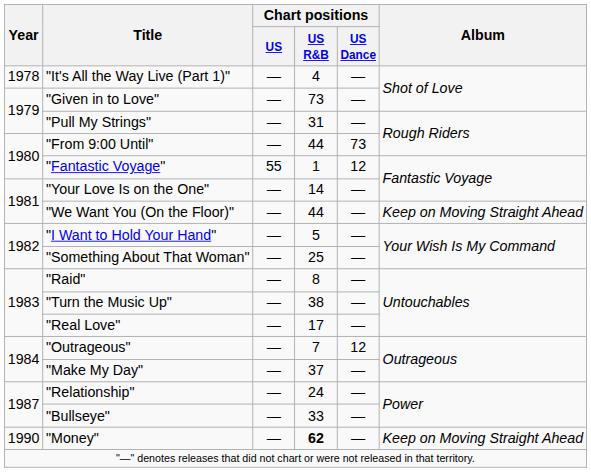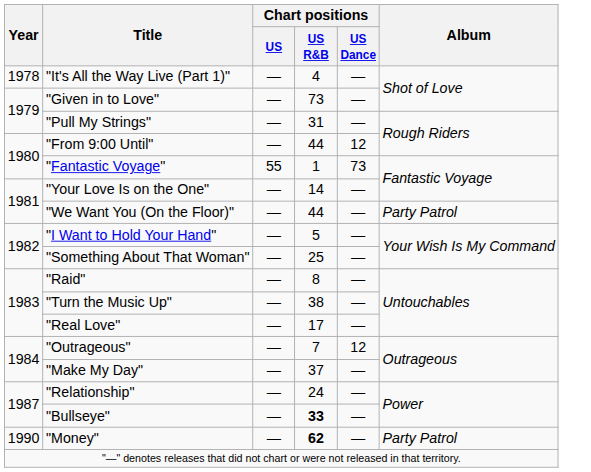(358, 144) 73 -> (358, 144) 12
(358, 167) 12 -> (358, 167) 73
(483, 212) Keep on Moving Straight Ahead -> (420, 212) Party Patrol
(316, 415) normal -> (316, 415) bold
(483, 438) Keep on Moving Straight Ahead -> (420, 438) Party Patrol
